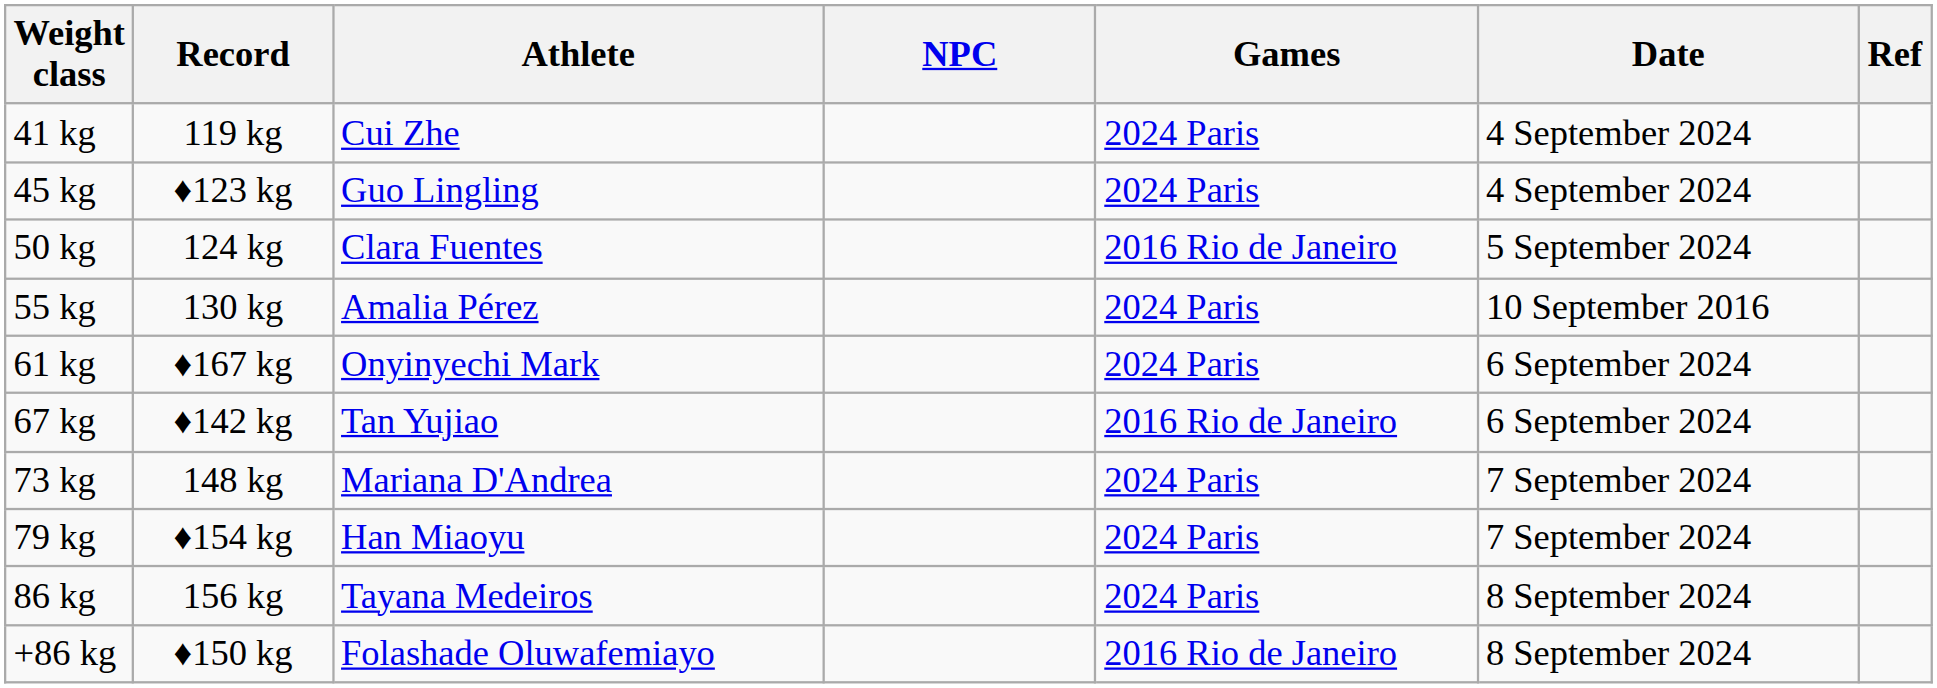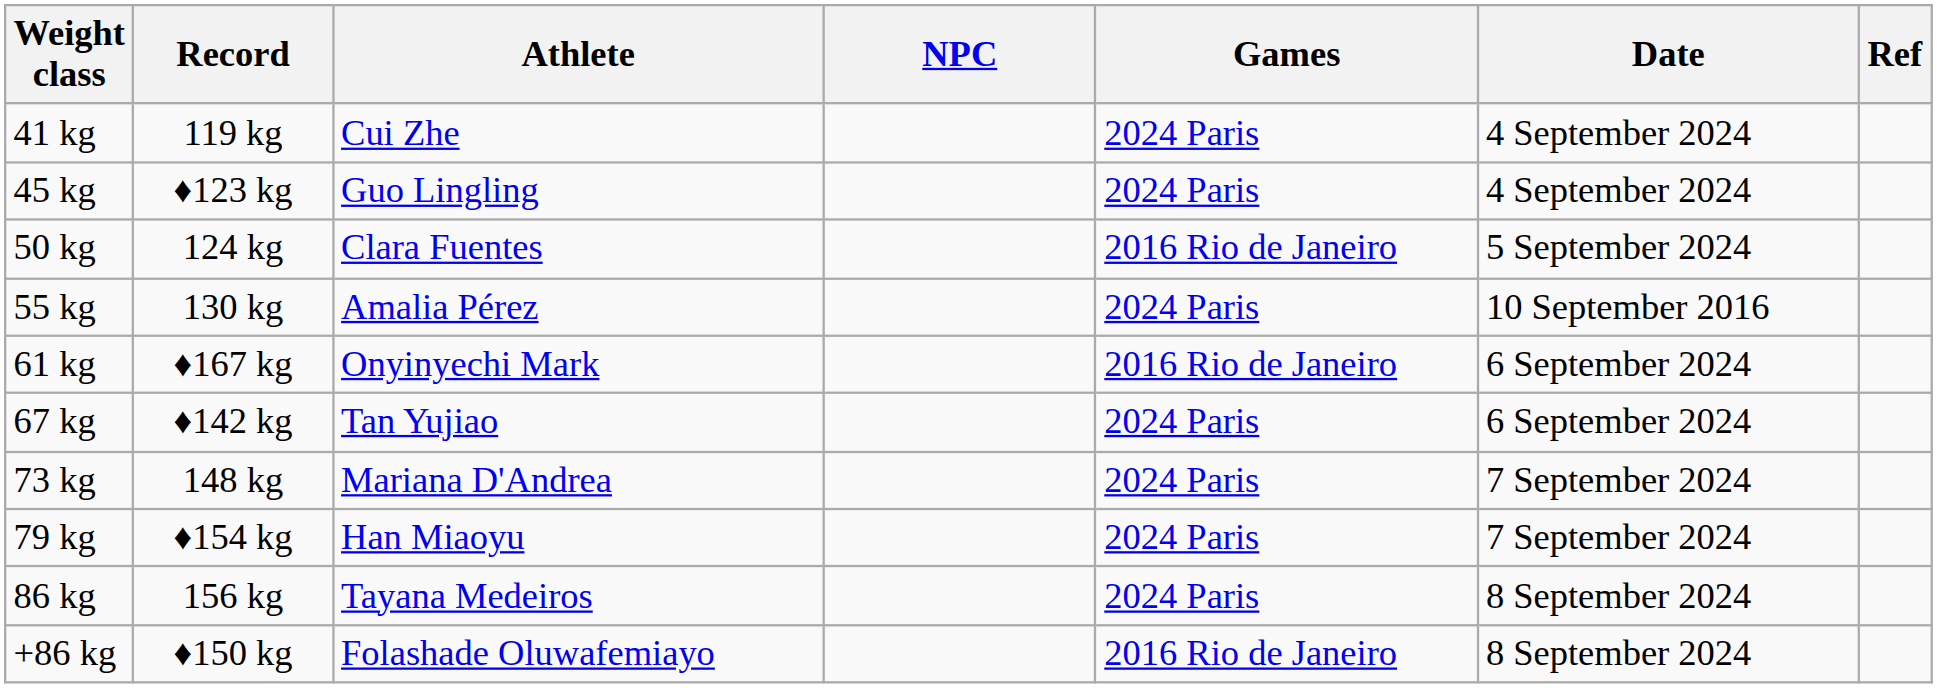(1182, 363) 2024 Paris -> (1251, 363) 2016 Rio de Janeiro
(1251, 421) 2016 Rio de Janeiro -> (1182, 421) 2024 Paris
